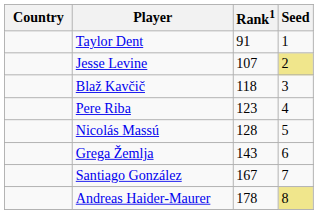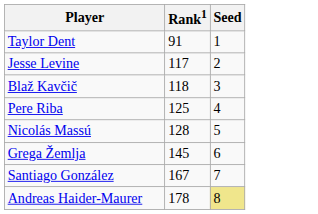- column: (38, 17)
(247, 64) 107 -> (178, 64) 117
(285, 64) khaki background -> (217, 64) no background
(247, 108) 123 -> (179, 108) 125
(247, 153) 143 -> (179, 153) 145
